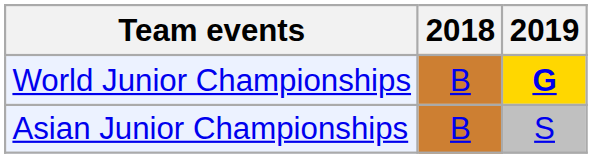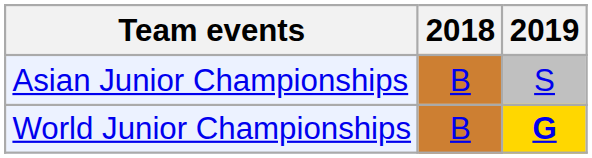rows swapped: (210, 129) <-> (212, 80)
